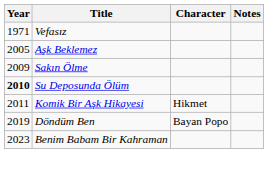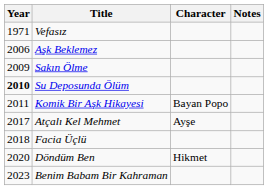(18, 49) 2005 -> (18, 49) 2006
(190, 103) Hikmet -> (201, 103) Bayan Popo
+ row: (78, 121)
+ row: (61, 139)
(18, 121) 2019 -> (18, 157) 2020
(201, 121) Bayan Popo -> (190, 157) Hikmet
